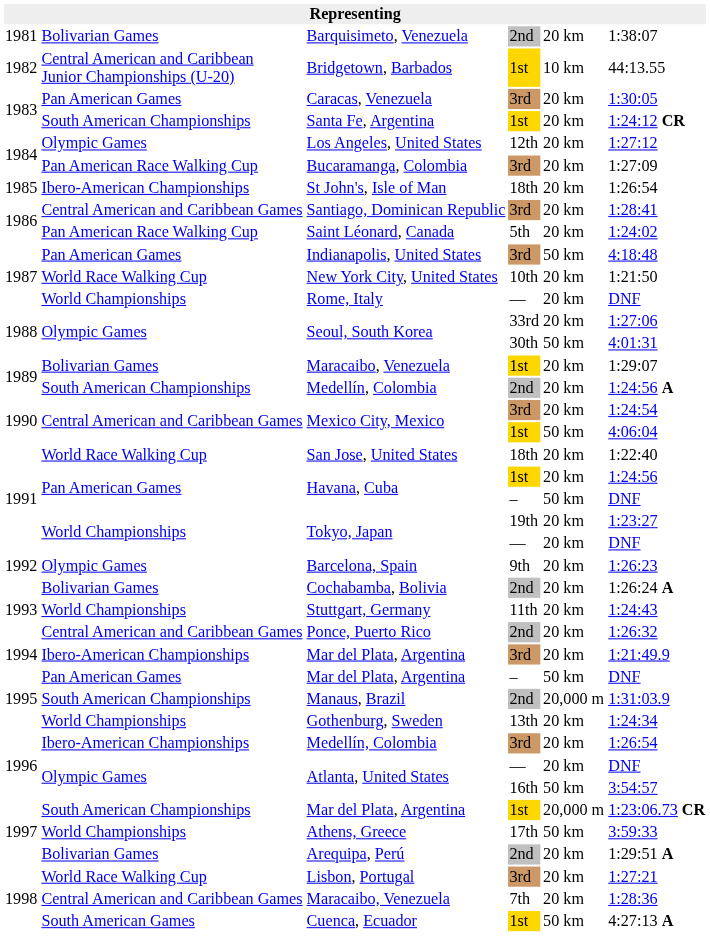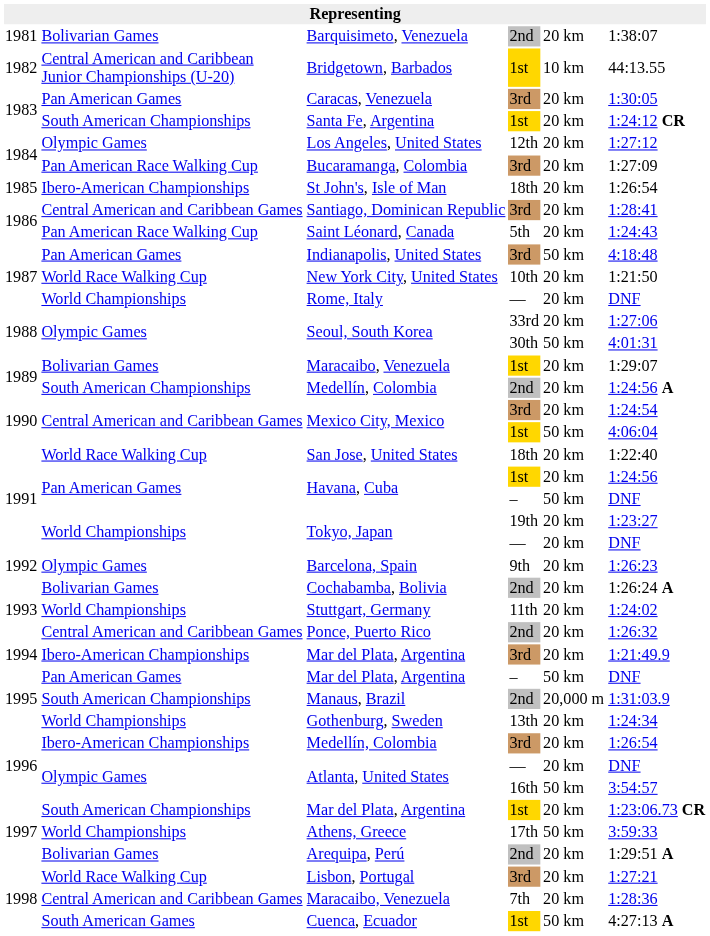(633, 232) 1:24:02 -> (633, 232) 1:24:43
(633, 610) 1:24:43 -> (633, 610) 1:24:02
(574, 809) 20,000 m -> (564, 809) 20 km
